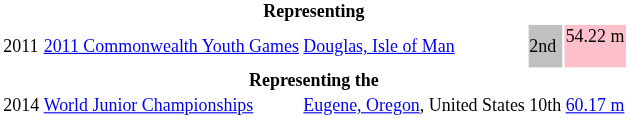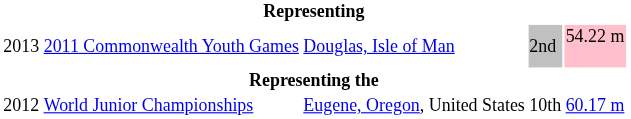(21, 46) 2011 -> (21, 46) 2013
(21, 105) 2014 -> (21, 105) 2012
